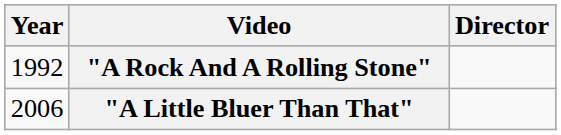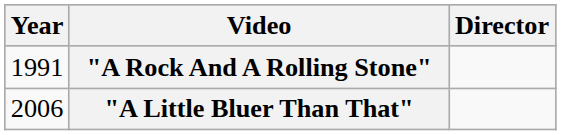(37, 66) 1992 -> (37, 66) 1991
